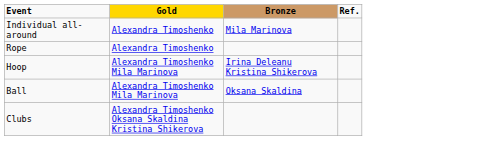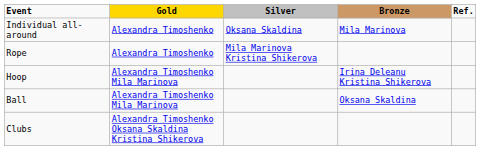+ column: (281, 11)
